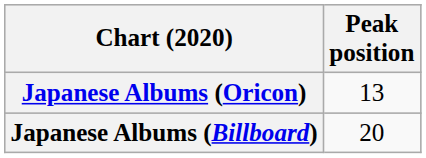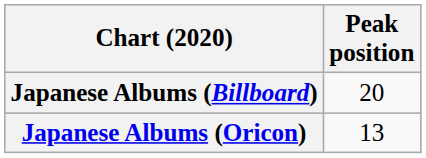rows swapped: (164, 132) <-> (164, 92)
